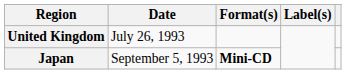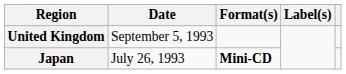(148, 36) July 26, 1993 -> (162, 36) September 5, 1993
(162, 58) September 5, 1993 -> (148, 58) July 26, 1993
